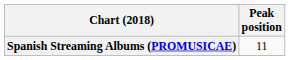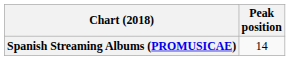(262, 45) 11 -> (262, 45) 14
